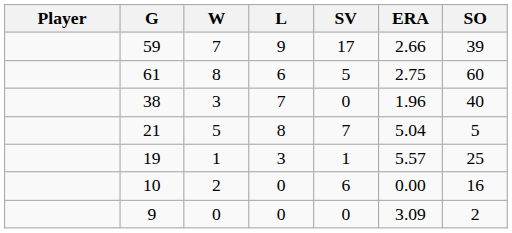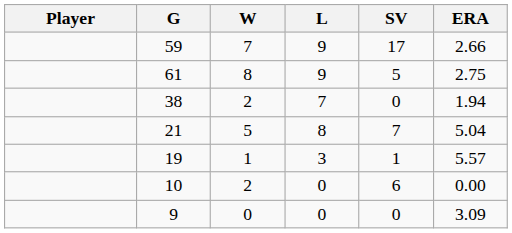- column: (475, 18)
(281, 74) 6 -> (322, 74) 9
(217, 102) 3 -> (248, 102) 2
(411, 102) 1.96 -> (470, 102) 1.94
